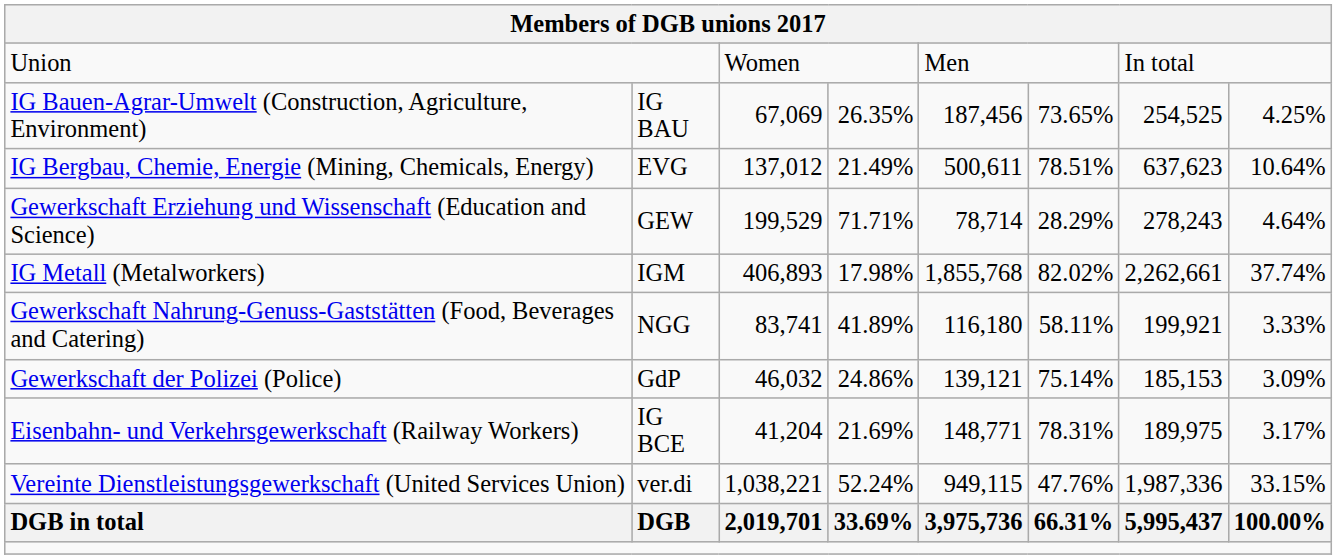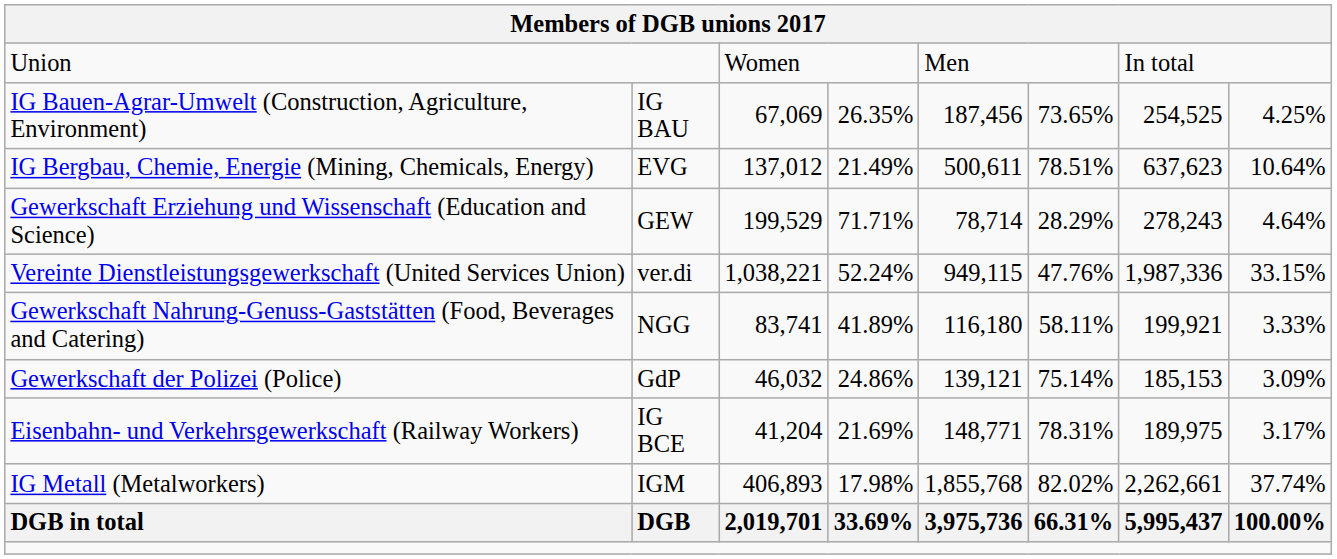rows swapped: (138, 273) <-> (318, 483)
